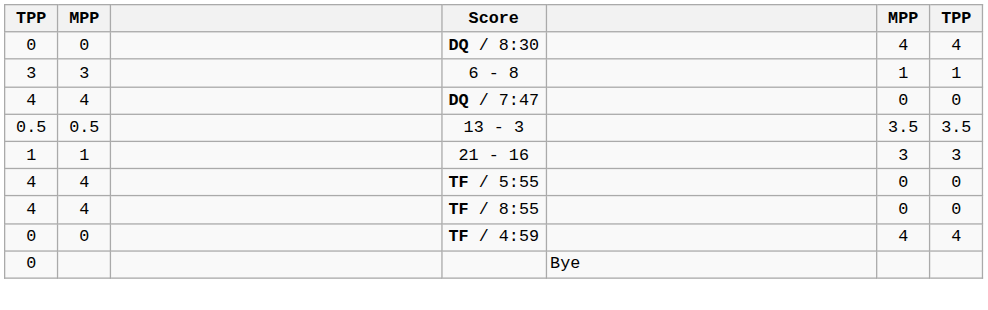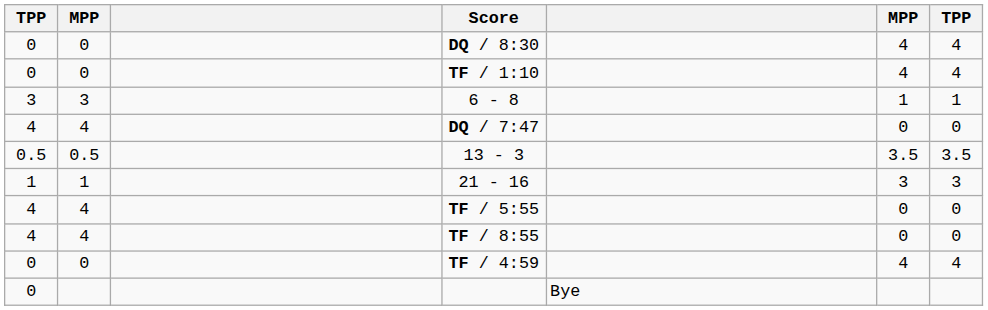+ row: (494, 73)
